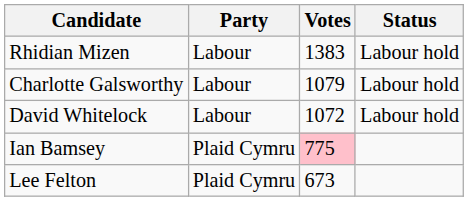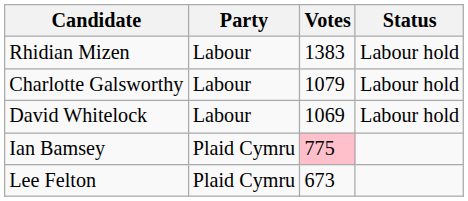(325, 116) 1072 -> (325, 116) 1069
